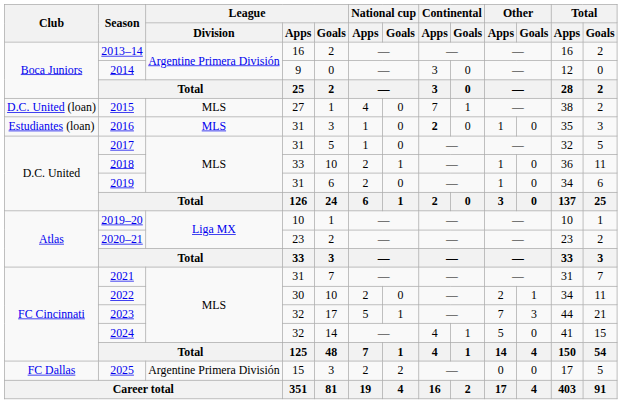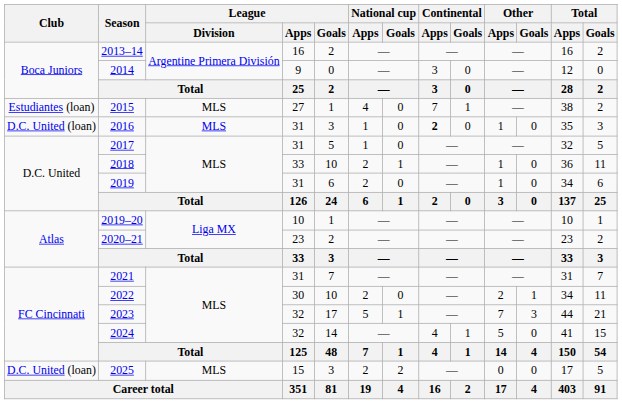(51, 107) D.C. United (loan) -> (51, 107) Estudiantes (loan)
(51, 126) Estudiantes (loan) -> (51, 126) D.C. United (loan)
(51, 370) FC Dallas -> (51, 370) D.C. United (loan)
(214, 370) Argentine Primera División -> (214, 370) MLS
